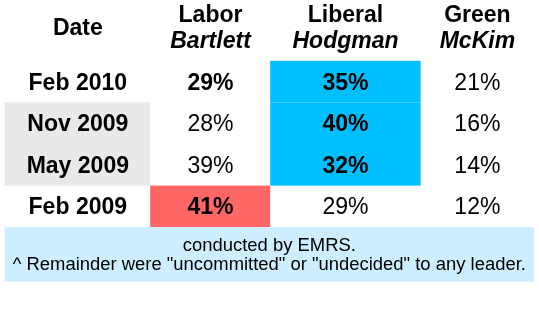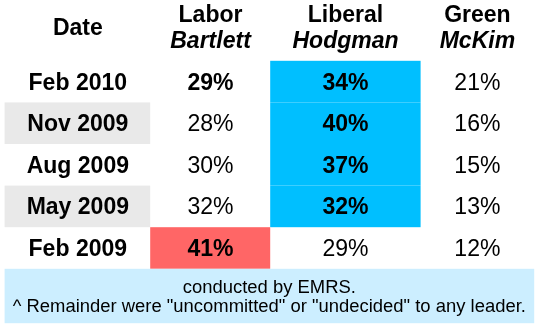(346, 81) 35% -> (346, 81) 34%
+ row: (78, 164)
(211, 164) 39% -> (211, 206) 32%
(477, 164) 14% -> (477, 206) 13%
